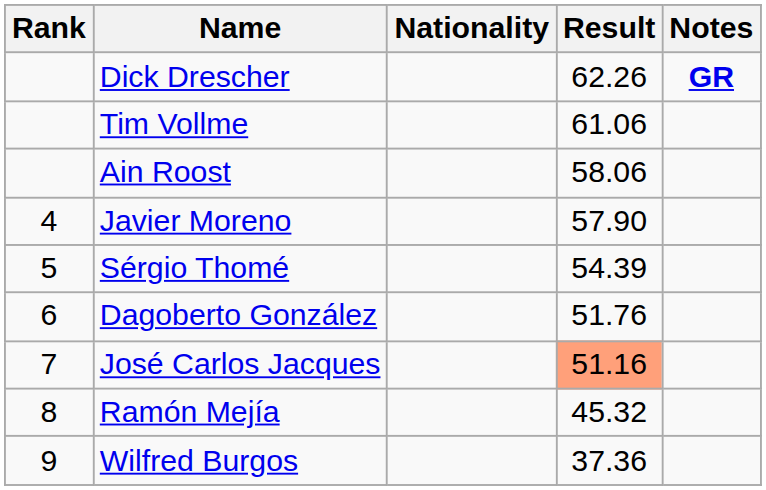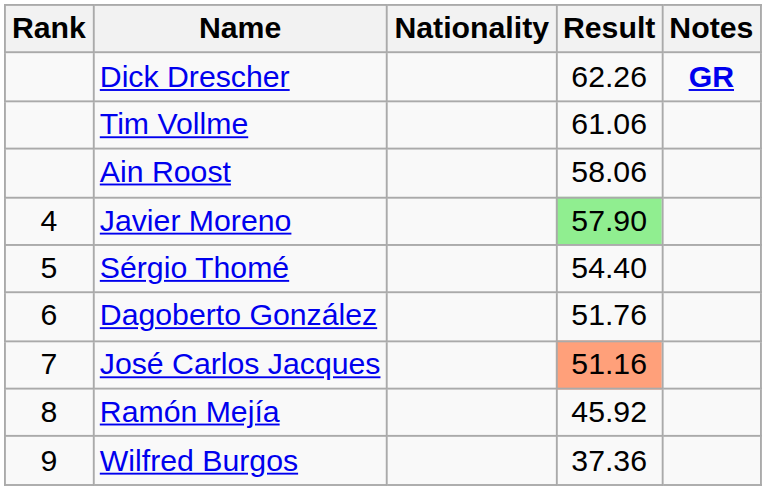(609, 220) no background -> (609, 220) lightgreen background
(609, 268) 54.39 -> (609, 268) 54.40
(609, 412) 45.32 -> (609, 412) 45.92
